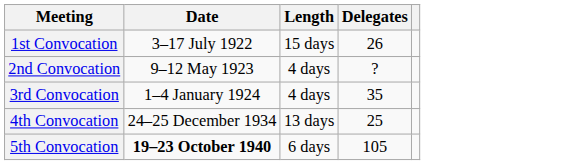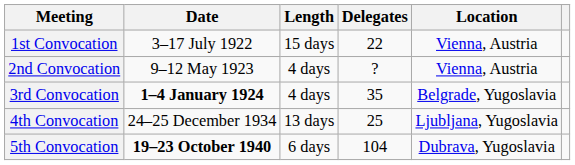+ column: (487, 17)
(375, 43) 26 -> (375, 43) 22
(202, 95) normal -> (202, 95) bold
(375, 146) 105 -> (375, 146) 104
